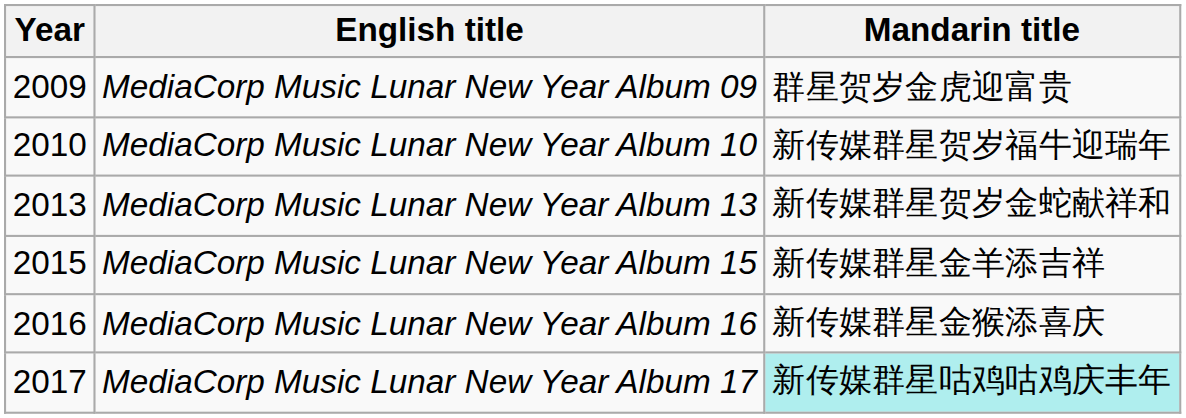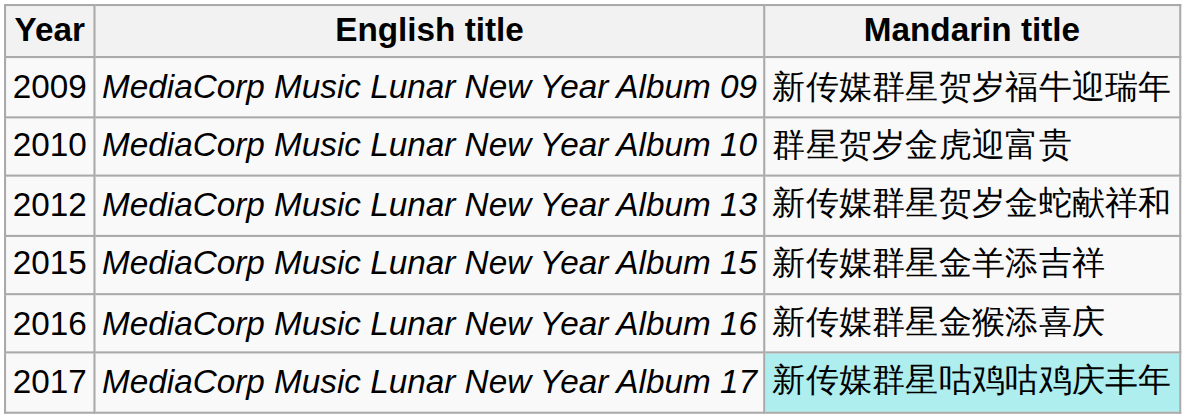(922, 85) 群星贺岁金虎迎富贵 -> (972, 85) 新传媒群星贺岁福牛迎瑞年
(972, 144) 新传媒群星贺岁福牛迎瑞年 -> (922, 144) 群星贺岁金虎迎富贵
(50, 204) 2013 -> (50, 204) 2012
